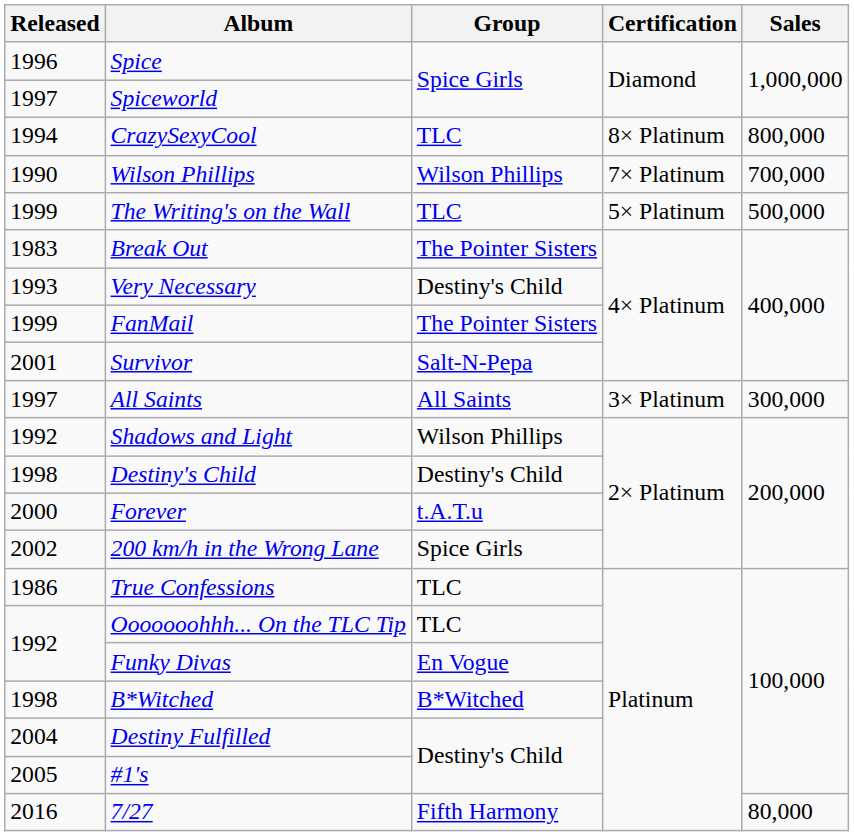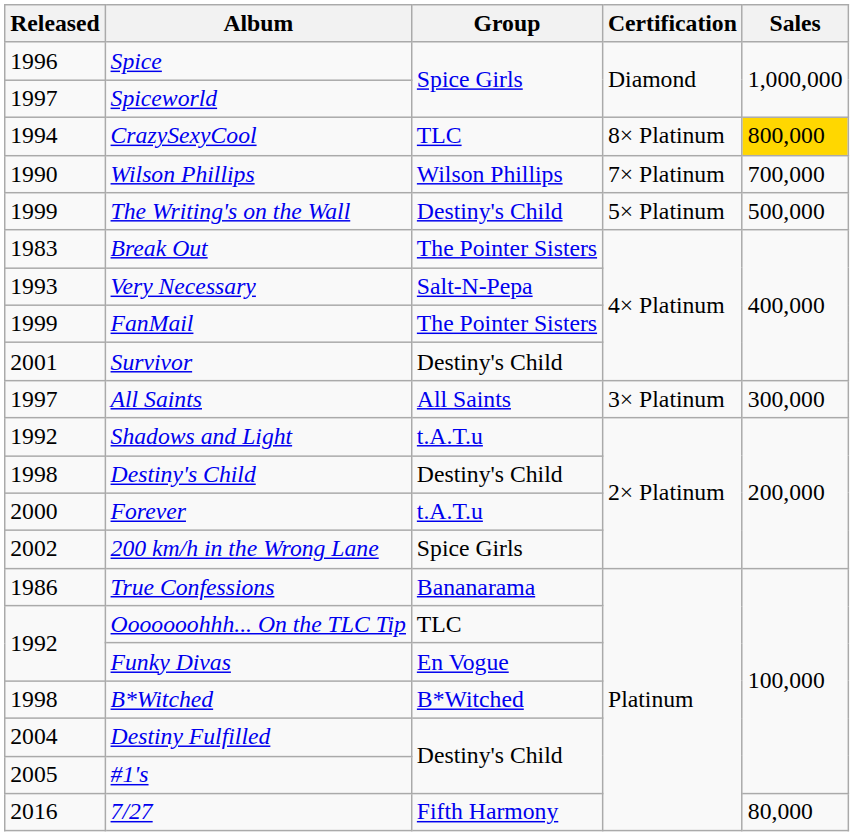(786, 135) no background -> (786, 135) gold background
(439, 211) TLC -> (490, 211) Destiny's Child
(490, 286) Destiny's Child -> (475, 286) Salt-N-Pepa
(475, 361) Salt-N-Pepa -> (490, 361) Destiny's Child
(490, 436) Wilson Phillips -> (450, 436) t.A.T.u
(439, 586) TLC -> (476, 586) Bananarama
